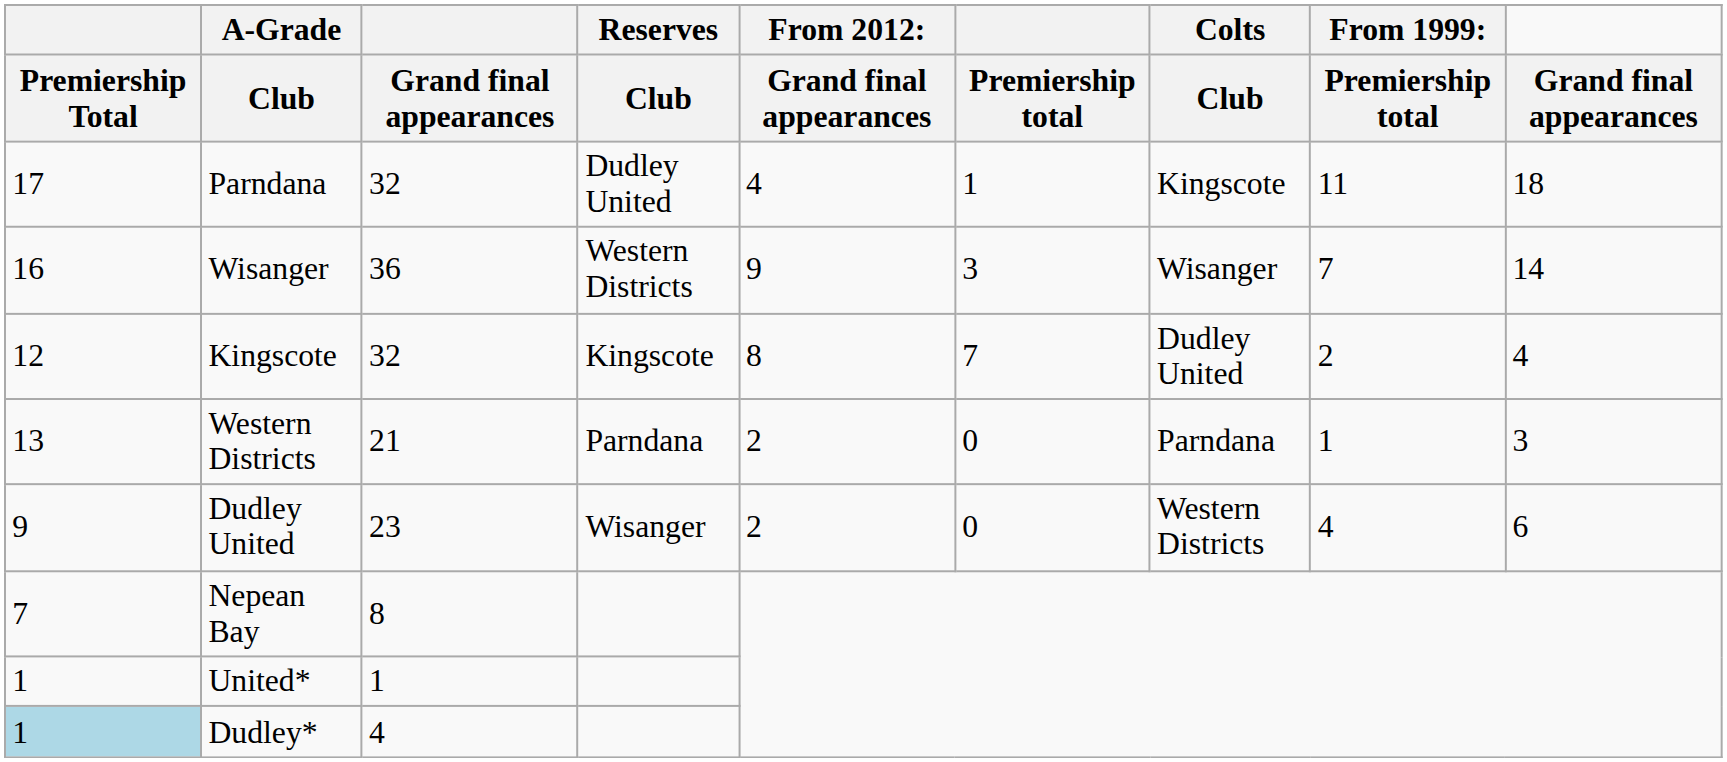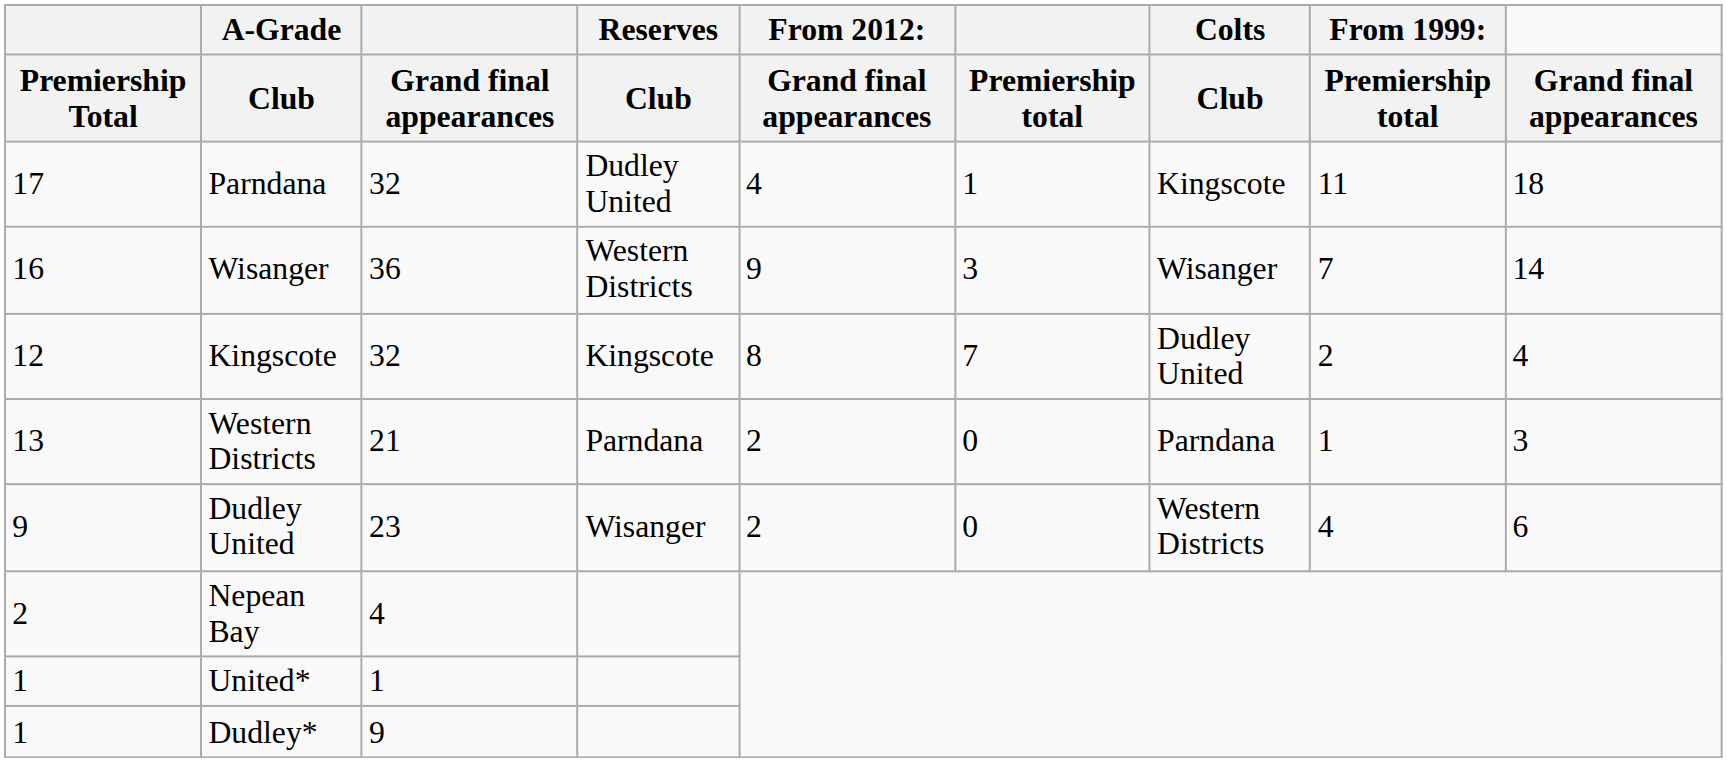(20, 612) 7 -> (20, 612) 2
(377, 612) 8 -> (377, 612) 4
(20, 731) lightblue background -> (20, 731) no background
(377, 731) 4 -> (377, 731) 9
